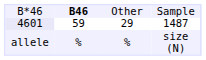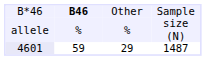rows swapped: (30, 42) <-> (30, 24)
